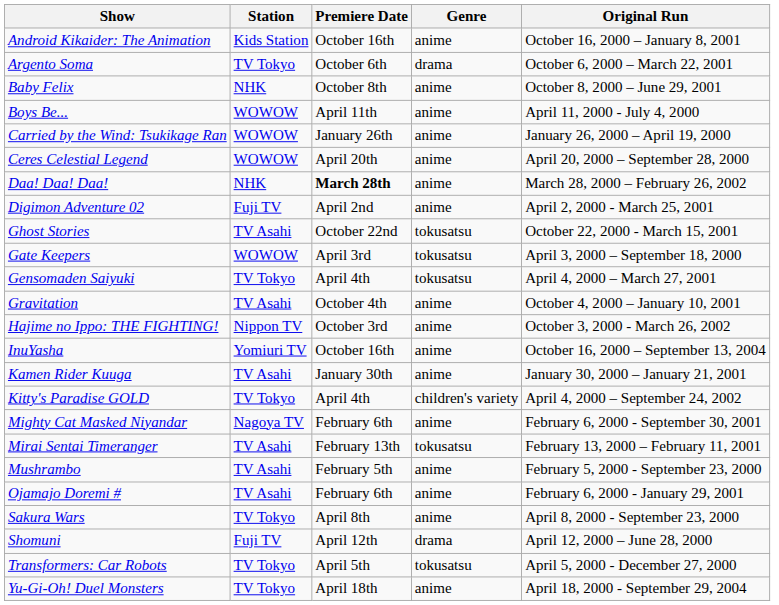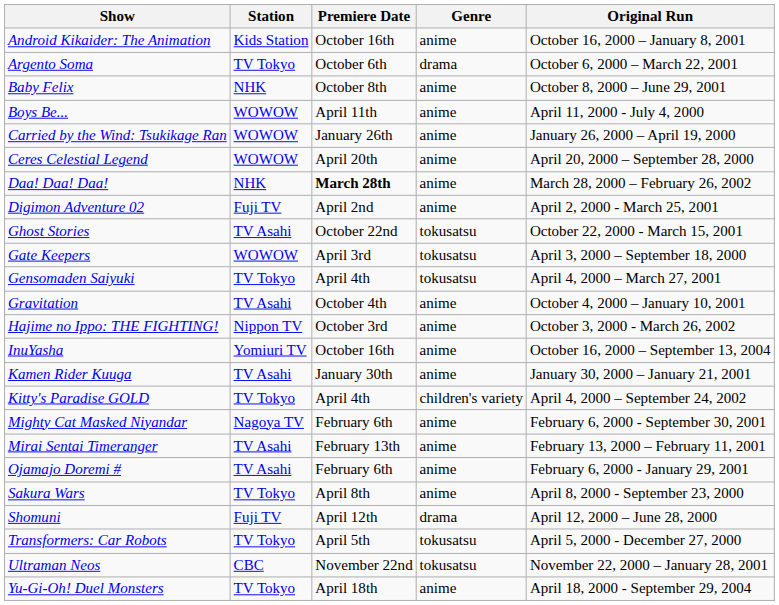(443, 445) tokusatsu -> (438, 445) anime
- row: (44, 469)
+ row: (54, 565)
